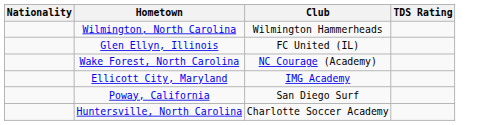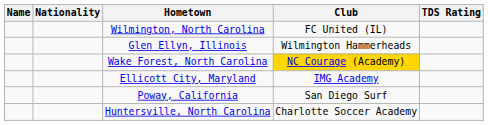+ column: (19, 12)
(318, 29) Wilmington Hammerheads -> (346, 29) FC United (IL)
(318, 45) FC United (IL) -> (346, 45) Wilmington Hammerheads
(318, 62) no background -> (346, 62) gold background
